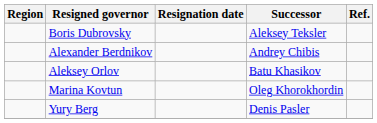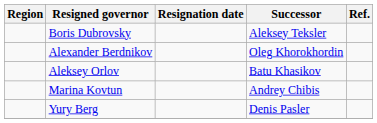(284, 52) Andrey Chibis -> (296, 52) Oleg Khorokhordin
(296, 90) Oleg Khorokhordin -> (284, 90) Andrey Chibis
